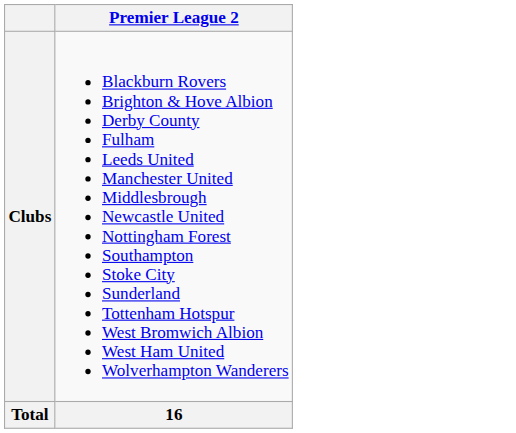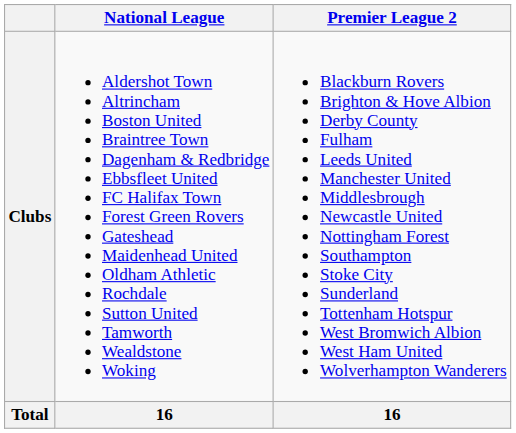+ column: (164, 18)
